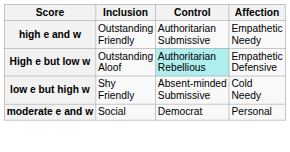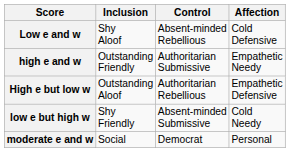+ row: (50, 34)
(187, 62) paleturquoise background -> (187, 90) no background
